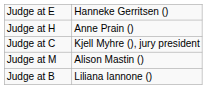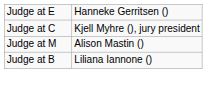- row: (31, 28)
